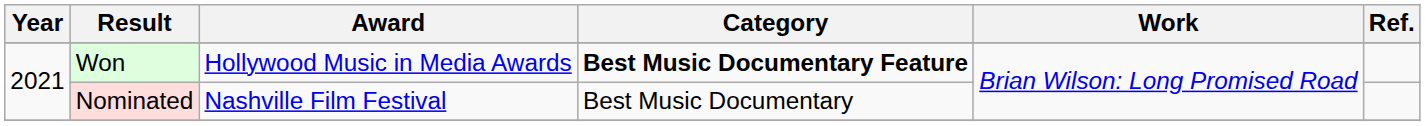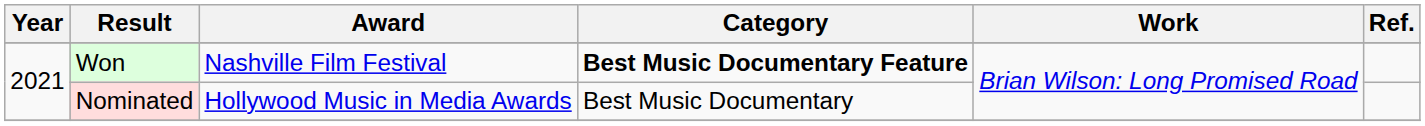(388, 62) Hollywood Music in Media Awards -> (325, 62) Nashville Film Festival
(325, 100) Nashville Film Festival -> (388, 100) Hollywood Music in Media Awards
